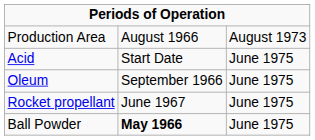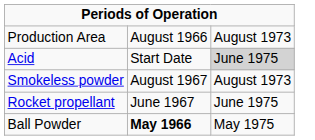(261, 59) no background -> (246, 59) lightgrey background
- row: (28, 80)
+ row: (66, 80)
(261, 124) June 1975 -> (244, 124) May 1975
